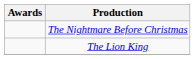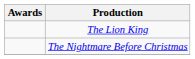rows swapped: (118, 46) <-> (118, 29)
